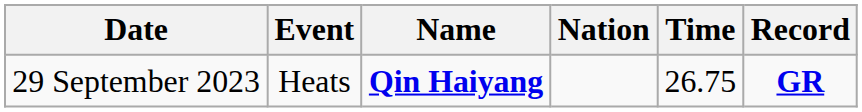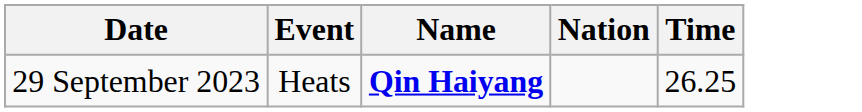- column: (800, 29)
(700, 80) 26.75 -> (700, 80) 26.25
